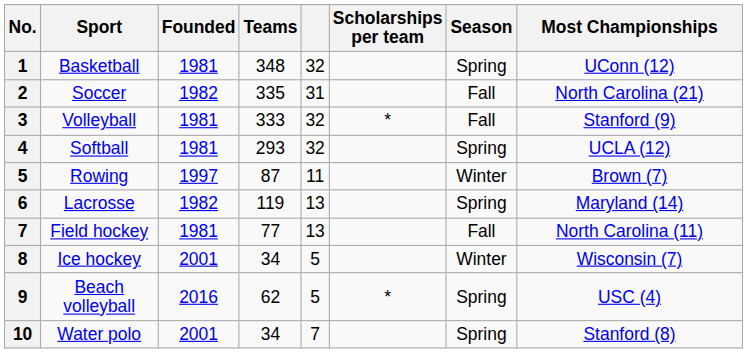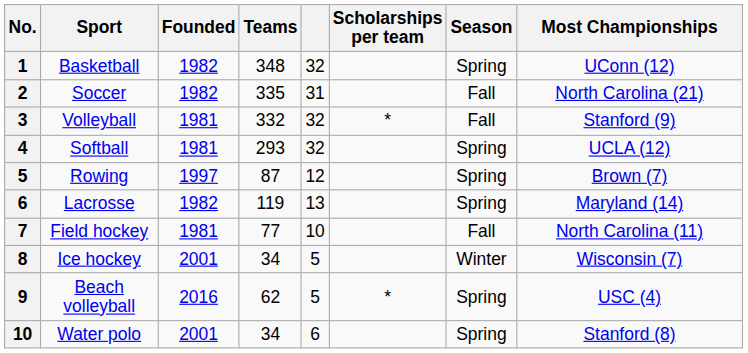(199, 65) 1981 -> (199, 65) 1982
(270, 120) 333 -> (270, 120) 332
(315, 176) 11 -> (315, 176) 12
(481, 176) Winter -> (481, 176) Spring
(315, 231) 13 -> (315, 231) 10
(315, 334) 7 -> (315, 334) 6
